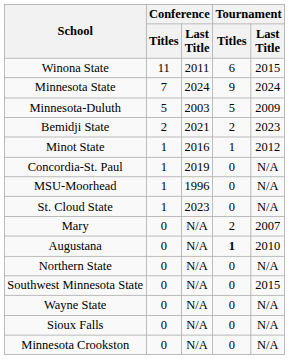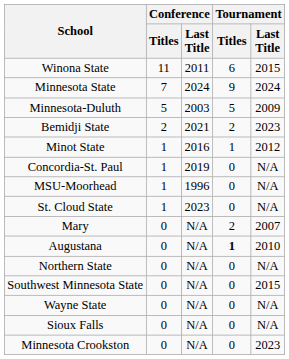(268, 345) N/A -> (268, 345) 2023
